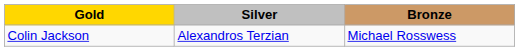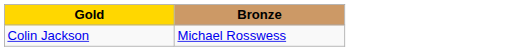- column: (259, 14)
